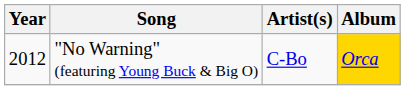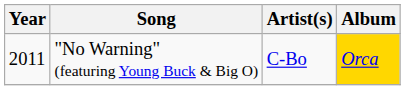(27, 59) 2012 -> (27, 59) 2011
